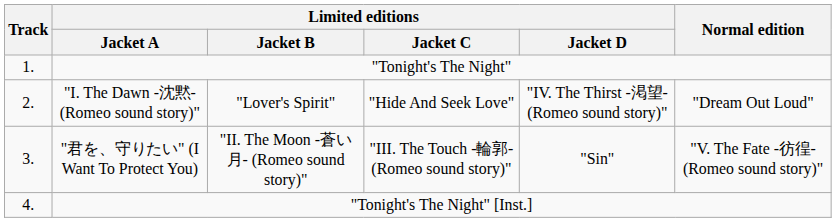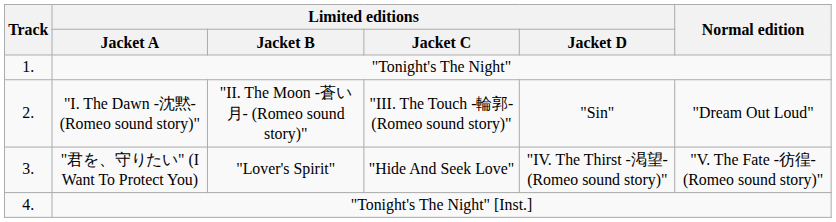(286, 102) "Lover's Spirit" -> (286, 113) "II. The Moon -蒼い月- (Romeo sound story)"
(441, 102) "Hide And Seek Love" -> (441, 113) "III. The Touch -輪郭- (Romeo sound story)"
(597, 103) "IV. The Thirst -渇望- (Romeo sound story)" -> (597, 113) "Sin"
(286, 159) "II. The Moon -蒼い月- (Romeo sound story)" -> (286, 169) "Lover's Spirit"
(441, 159) "III. The Touch -輪郭- (Romeo sound story)" -> (441, 169) "Hide And Seek Love"
(597, 159) "Sin" -> (597, 170) "IV. The Thirst -渇望- (Romeo sound story)"
